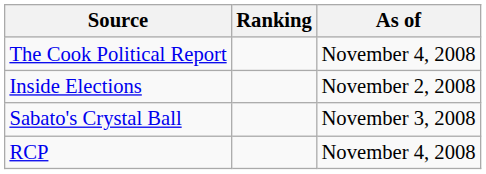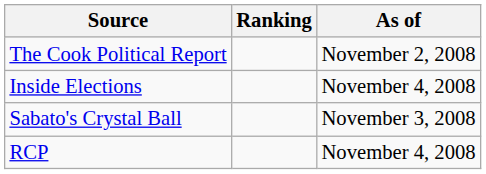(399, 53) November 4, 2008 -> (399, 53) November 2, 2008
(399, 86) November 2, 2008 -> (399, 86) November 4, 2008
